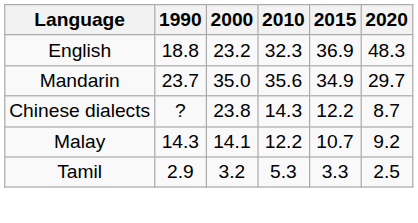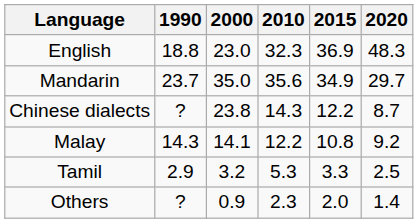(232, 50) 23.2 -> (232, 50) 23.0
(335, 141) 10.7 -> (335, 141) 10.8
+ row: (80, 202)
